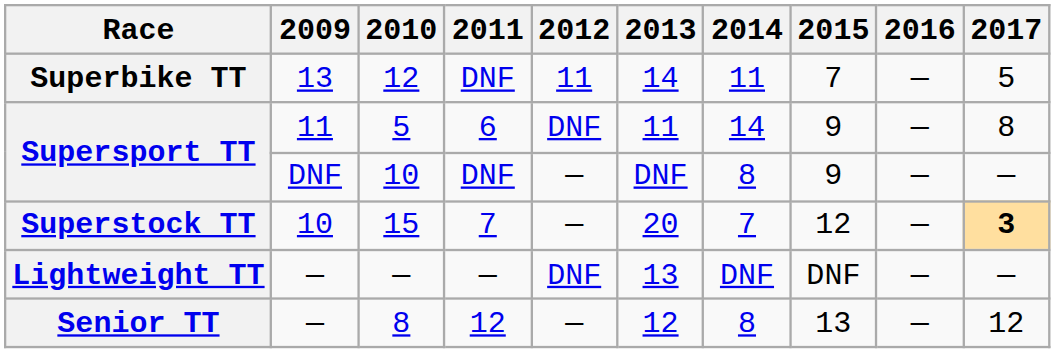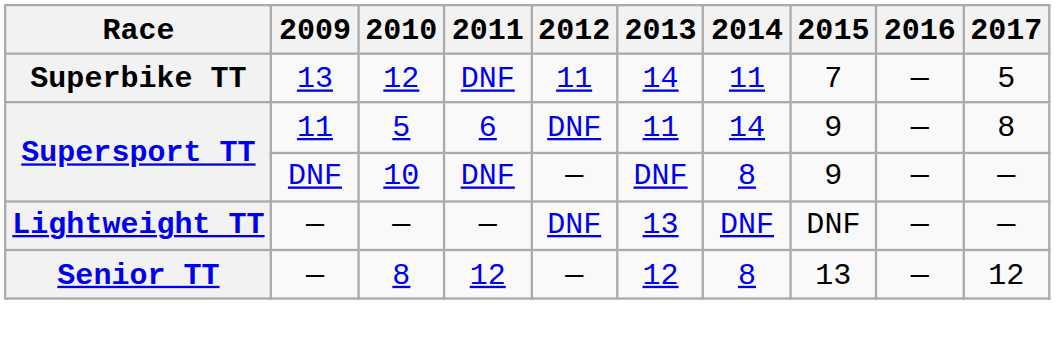- row: (401, 225)
